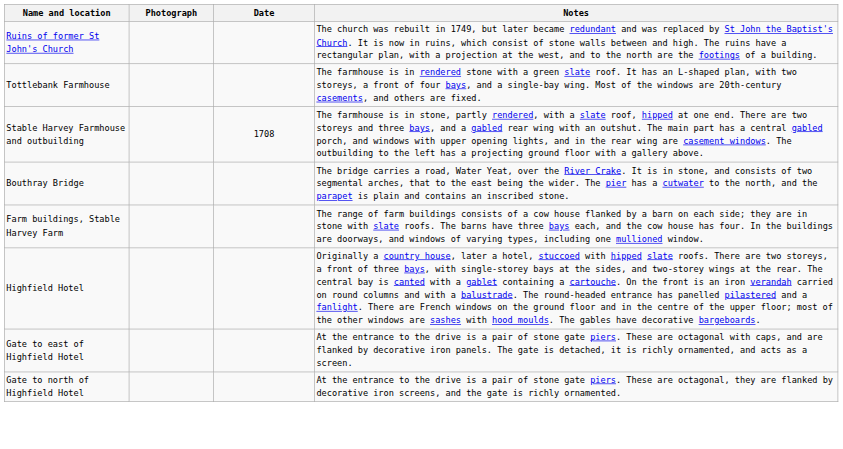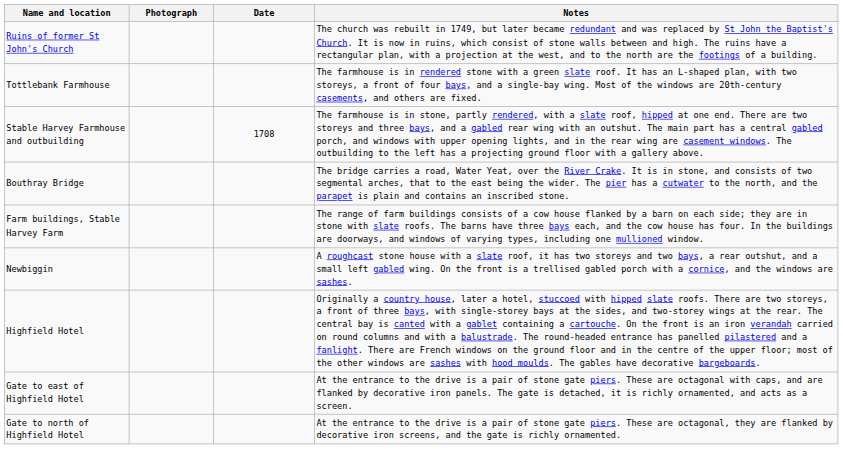+ row: (30, 269)
